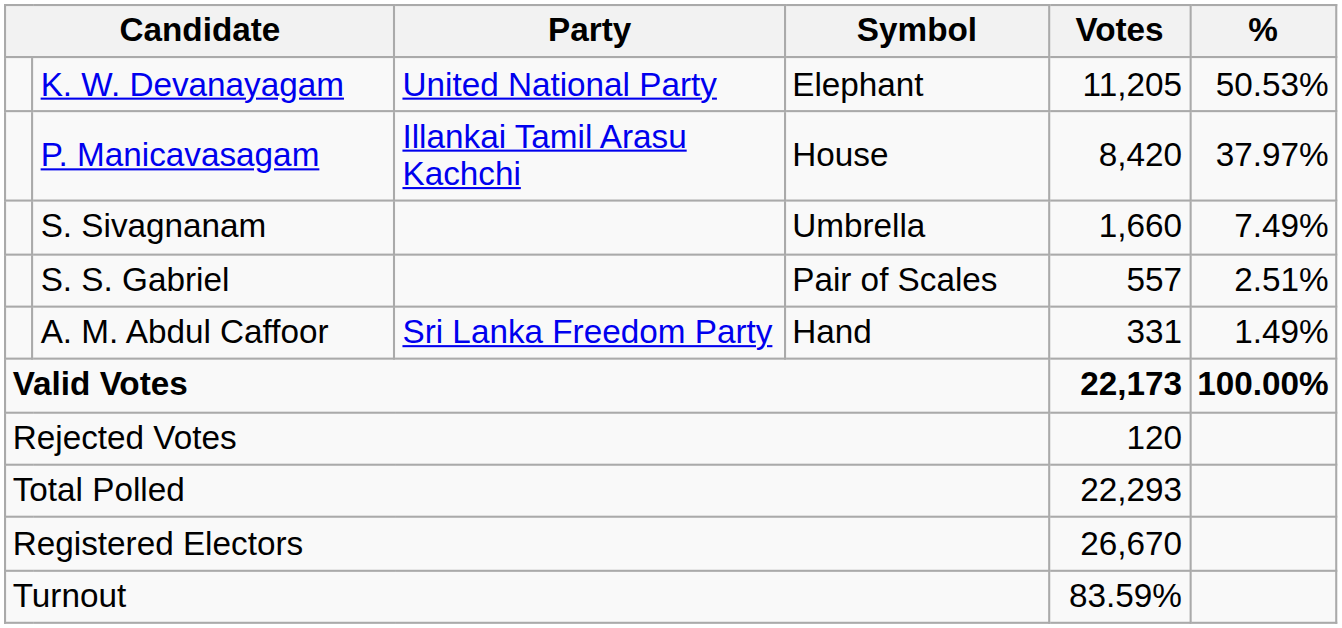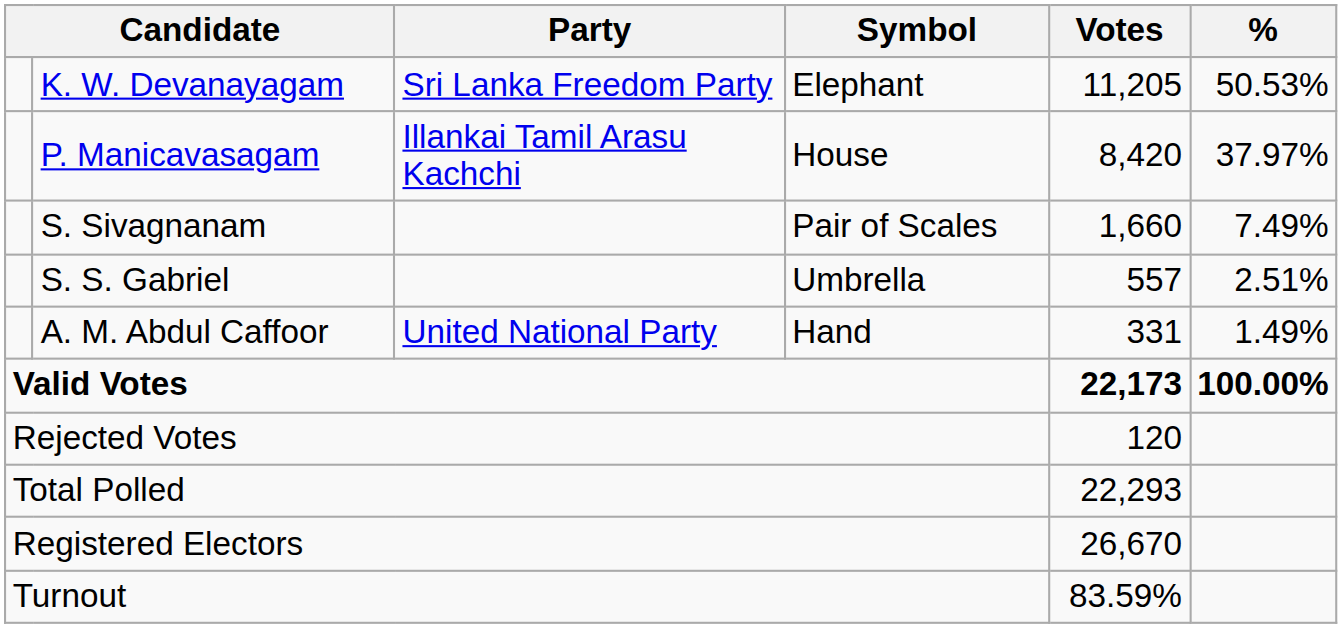(560, 83) United National Party -> (587, 83) Sri Lanka Freedom Party
(859, 226) Umbrella -> (895, 226) Pair of Scales
(895, 279) Pair of Scales -> (859, 279) Umbrella
(587, 332) Sri Lanka Freedom Party -> (560, 332) United National Party
